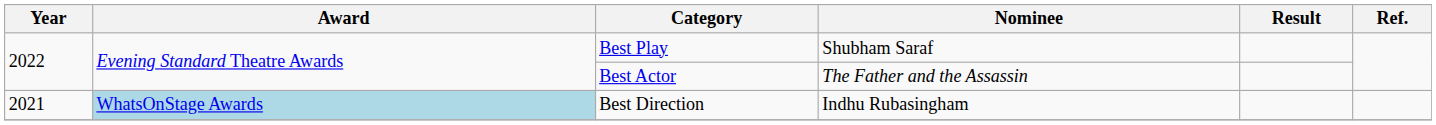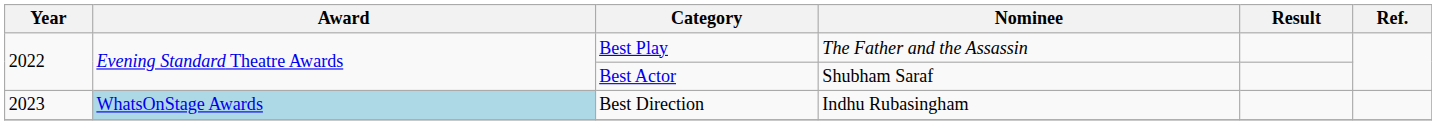(878, 47) Shubham Saraf -> (925, 47) The Father and the Assassin
(925, 76) The Father and the Assassin -> (878, 76) Shubham Saraf
(27, 104) 2021 -> (27, 104) 2023
